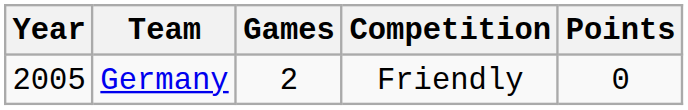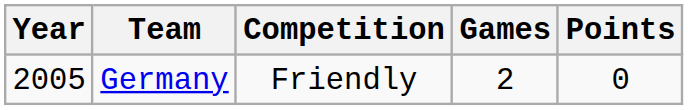columns swapped: (450, 30) <-> (289, 30)
